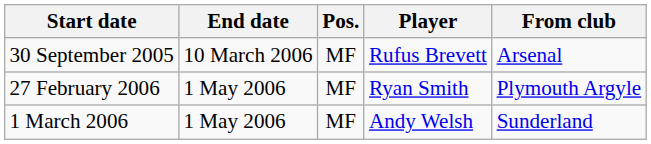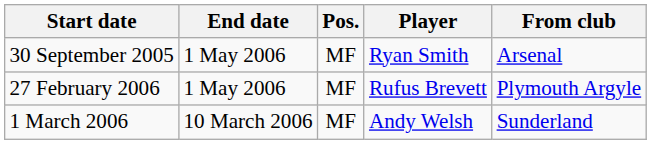(248, 54) 10 March 2006 -> (235, 54) 1 May 2006
(428, 54) Rufus Brevett -> (419, 54) Ryan Smith
(419, 88) Ryan Smith -> (428, 88) Rufus Brevett
(235, 121) 1 May 2006 -> (248, 121) 10 March 2006
